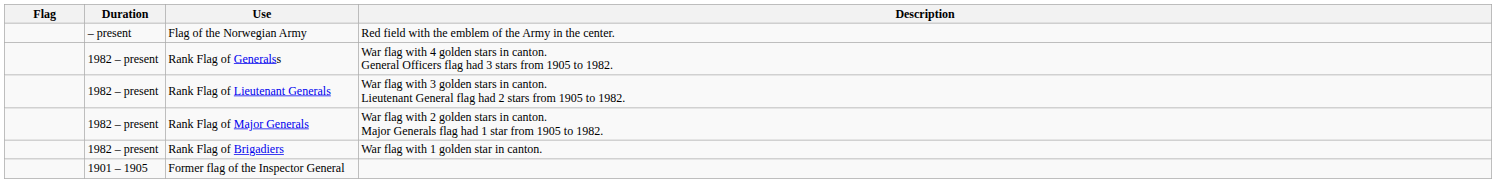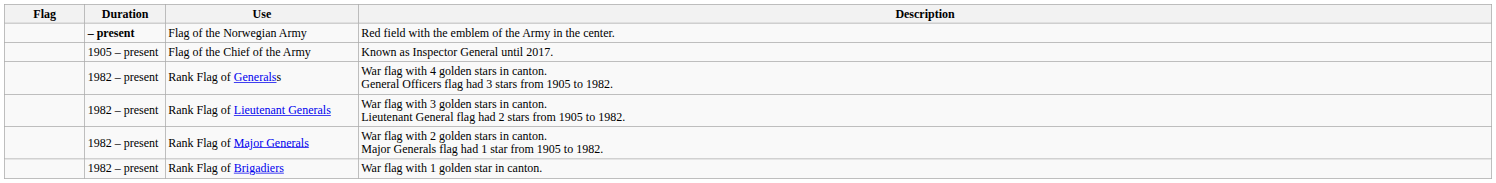(109, 33) normal -> (111, 33) bold
+ row: (240, 52)
- row: (256, 168)
